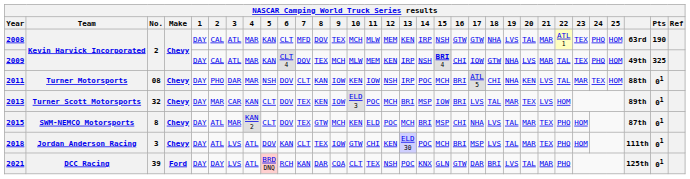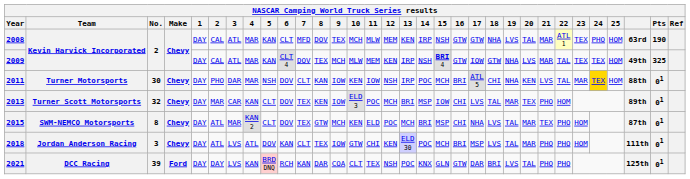(460, 60) CHI -> (460, 60) GTW
(598, 60) PHO -> (598, 60) TEX
(156, 80) 08 -> (156, 80) 30
(598, 80) no background -> (598, 80) gold background
(460, 101) BRI -> (460, 101) CHI
(546, 101) LVS -> (546, 101) PHO
(546, 142) TEX -> (546, 142) PHO
(252, 163) ATL -> (252, 163) KAN
(546, 163) MAR -> (546, 163) PHO
